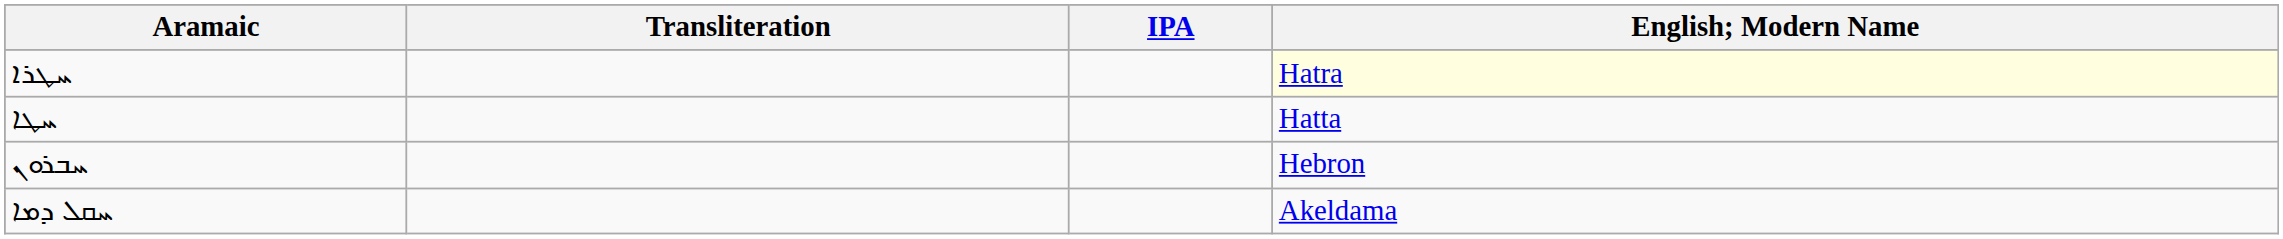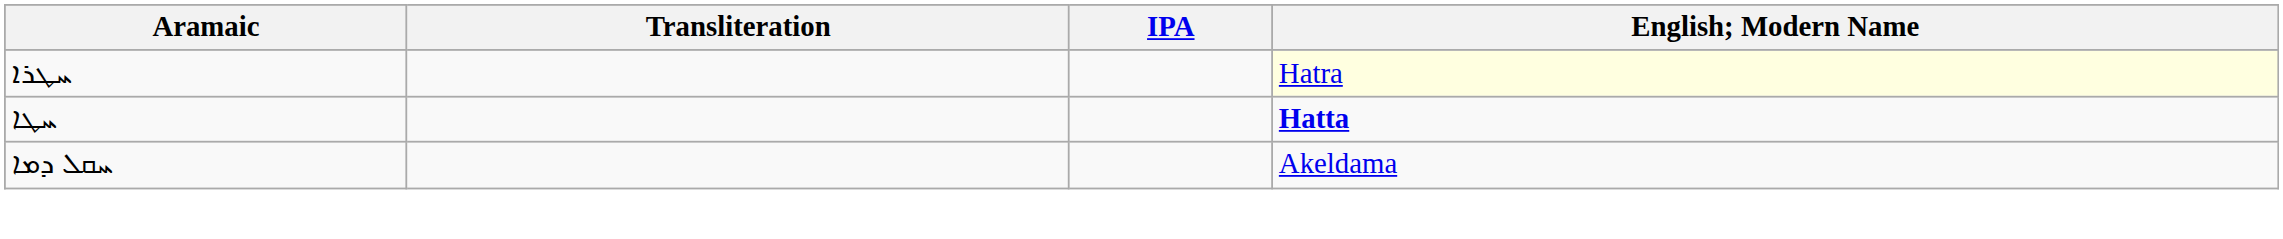(1310, 118) normal -> (1314, 118) bold
- row: (50, 164)
